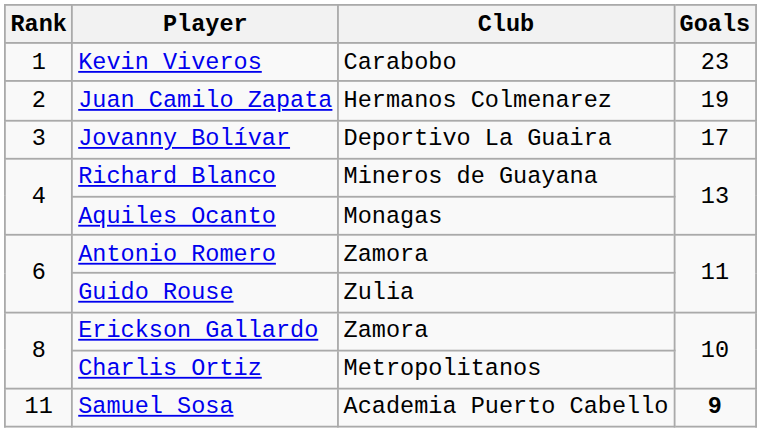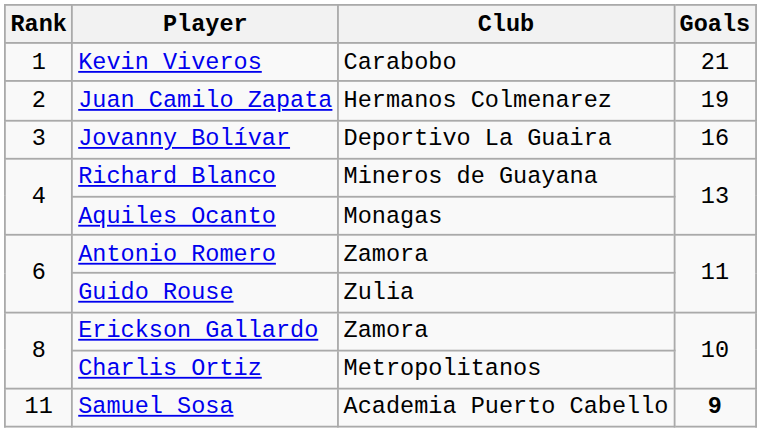(715, 62) 23 -> (715, 62) 21
(715, 139) 17 -> (715, 139) 16
